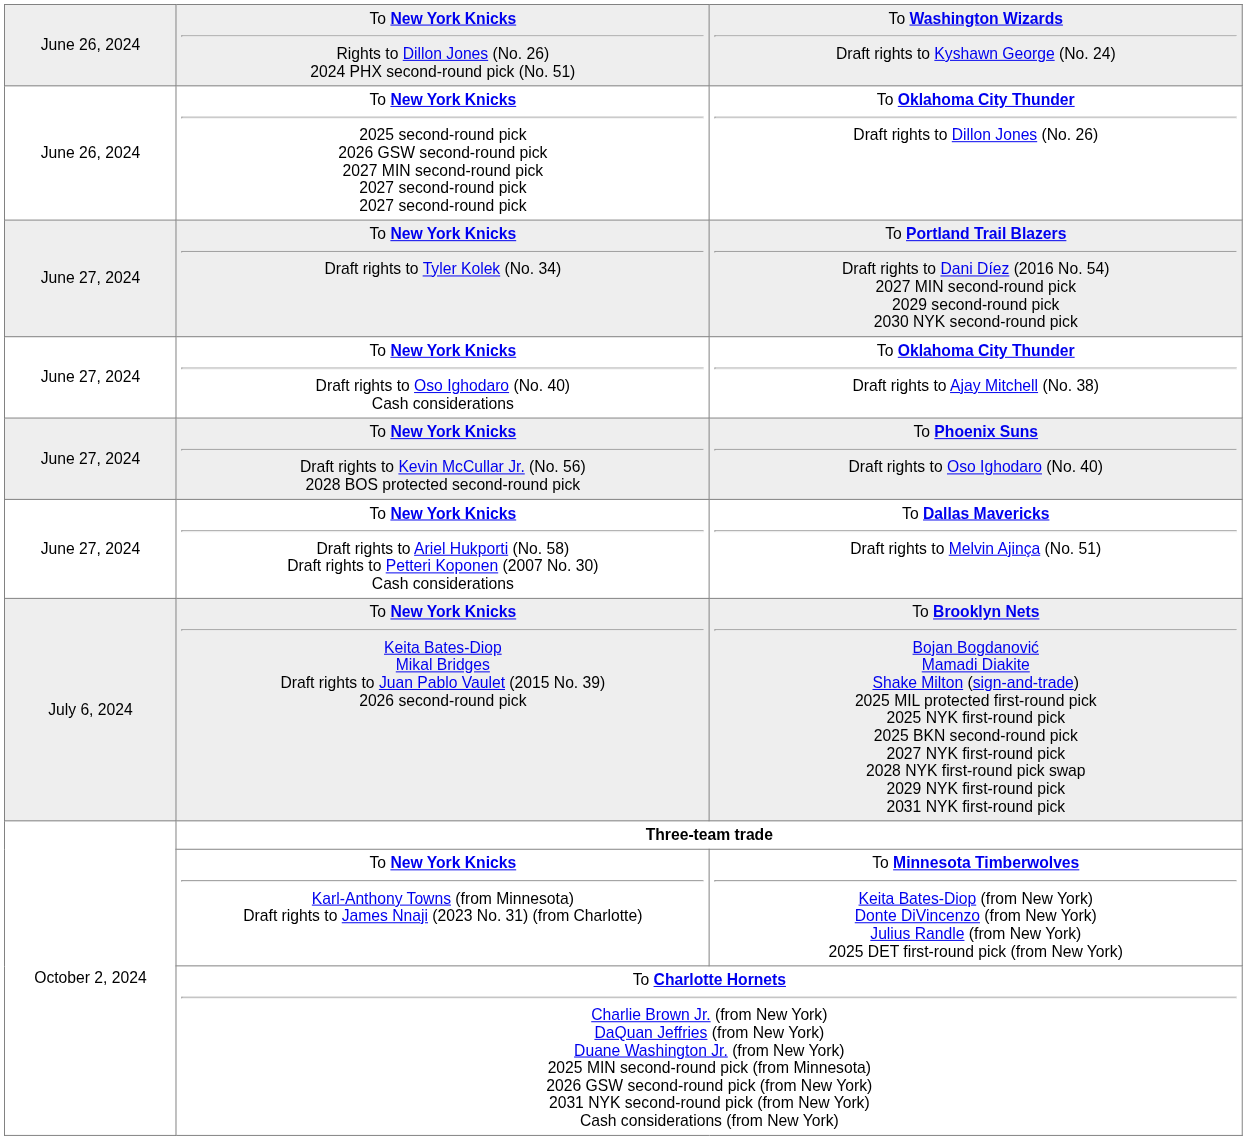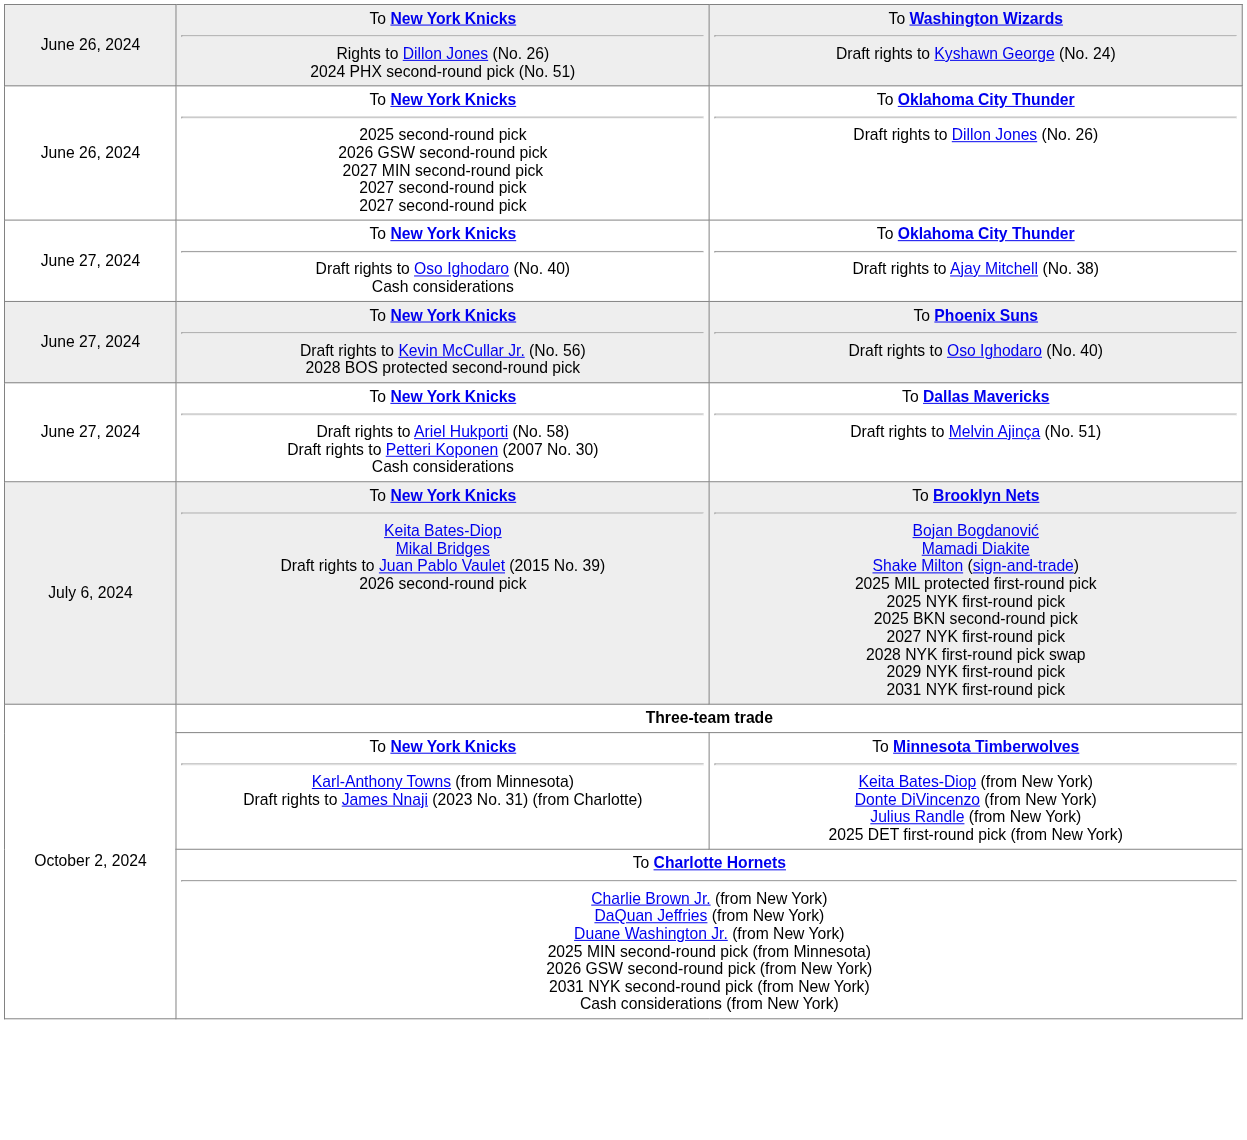- row: (443, 251)
